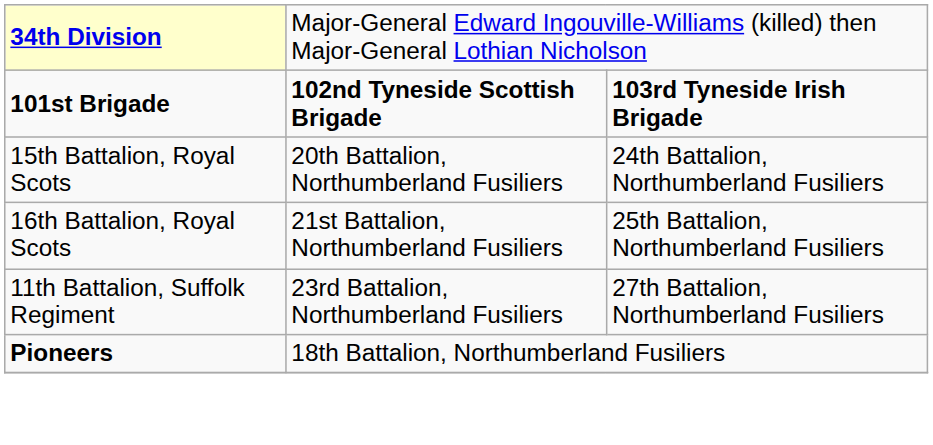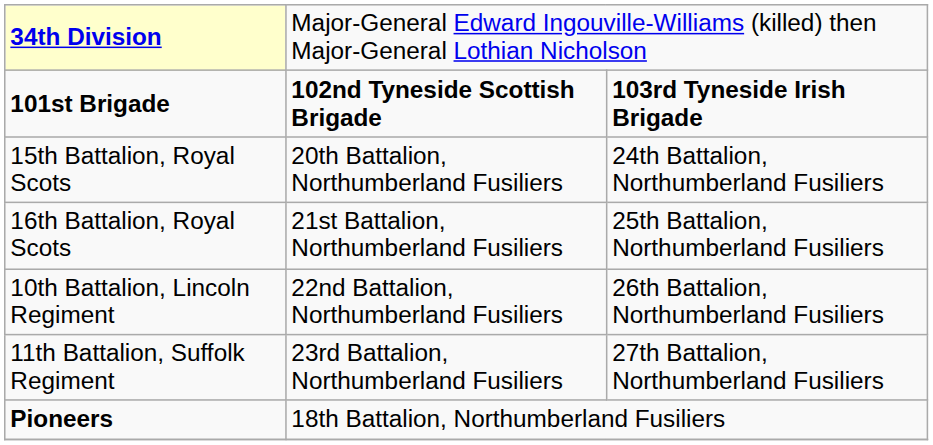+ row: (130, 301)
